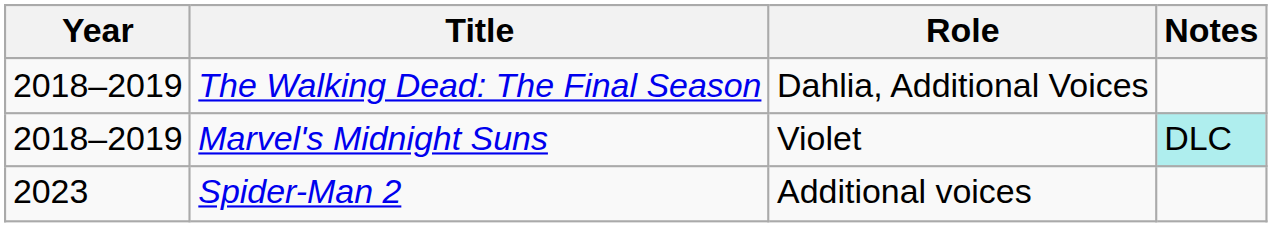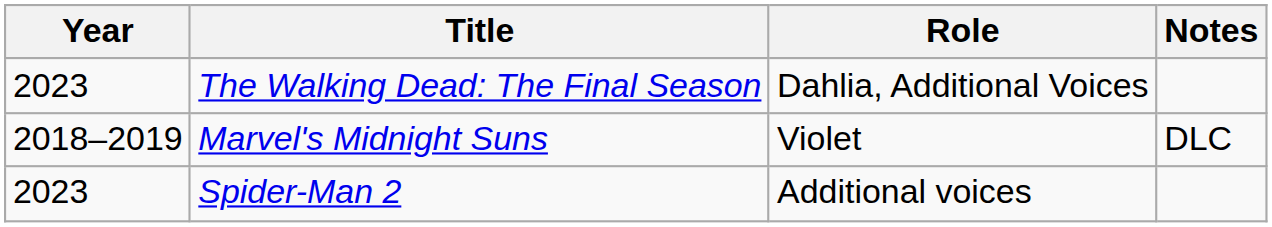(98, 85) 2018–2019 -> (51, 85) 2023
(1198, 138) paleturquoise background -> (1198, 138) no background
